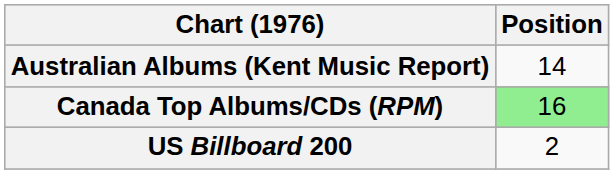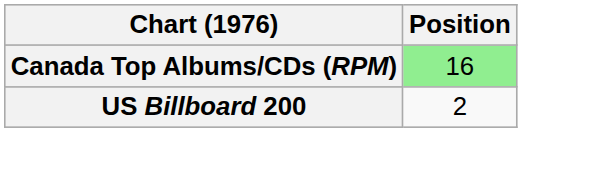- row: (250, 65)
